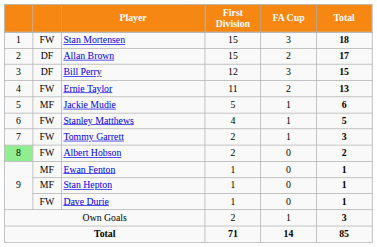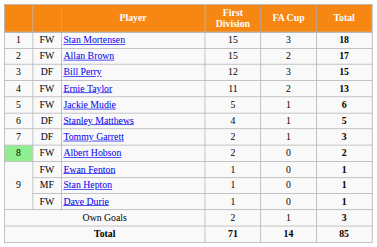(47, 56) DF -> (47, 56) FW
(47, 105) MF -> (47, 105) FW
(47, 121) FW -> (47, 121) DF
(47, 137) FW -> (47, 137) DF
(47, 169) MF -> (47, 169) FW
